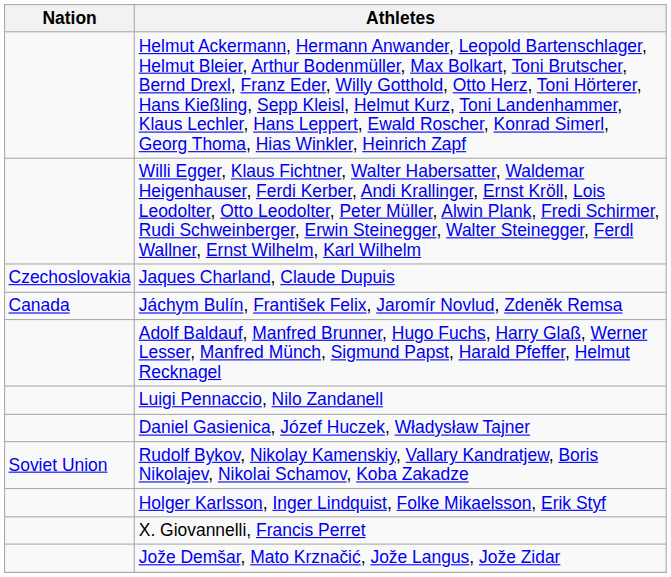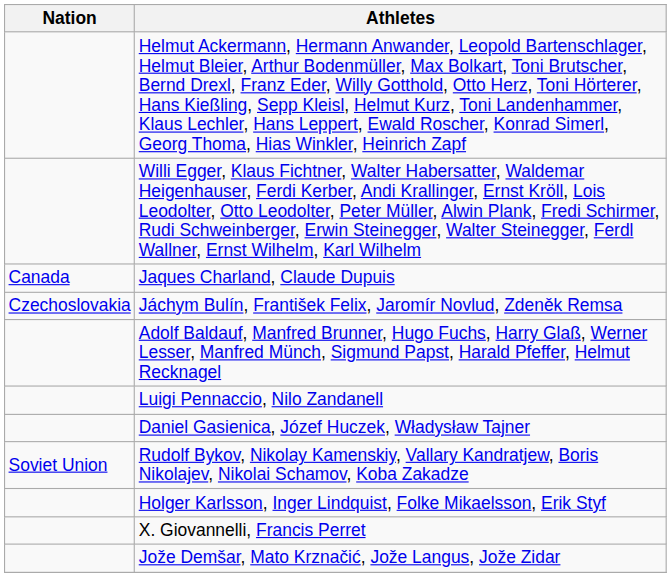(70, 277) Czechoslovakia -> (39, 277) Canada
(39, 305) Canada -> (70, 305) Czechoslovakia
